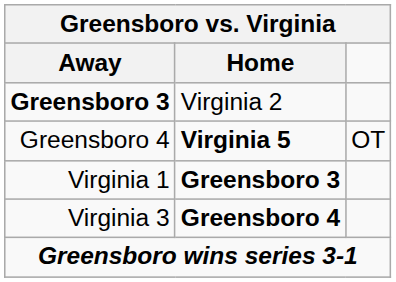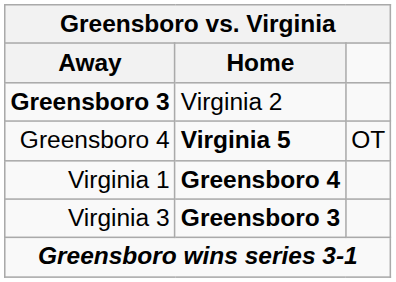(260, 179) Greensboro 3 -> (260, 179) Greensboro 4
(260, 218) Greensboro 4 -> (260, 218) Greensboro 3
